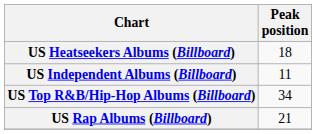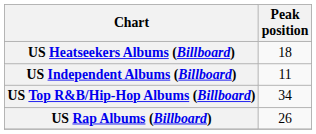(285, 118) 21 -> (285, 118) 26
